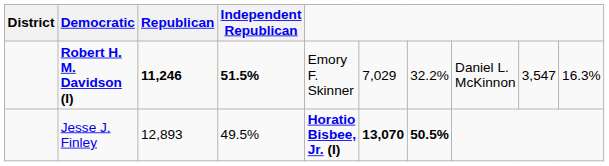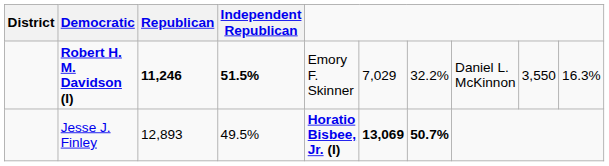(539, 75) 3,547 -> (539, 75) 3,550
(383, 134) 13,070 -> (383, 134) 13,069
(430, 134) 50.5% -> (430, 134) 50.7%
